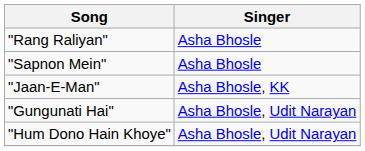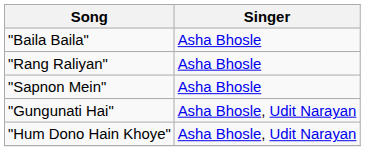+ row: (48, 40)
- row: (54, 87)
